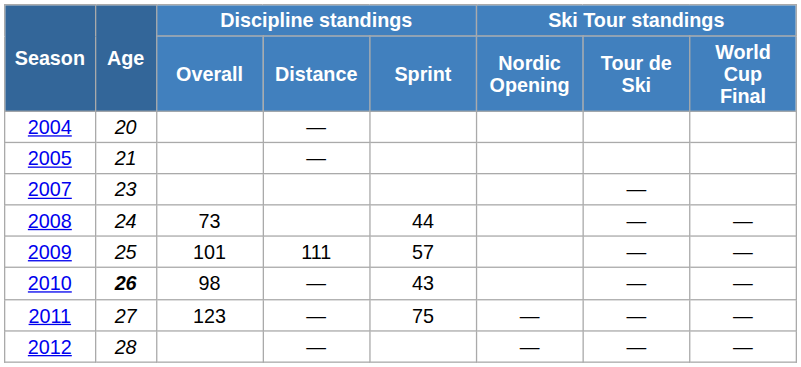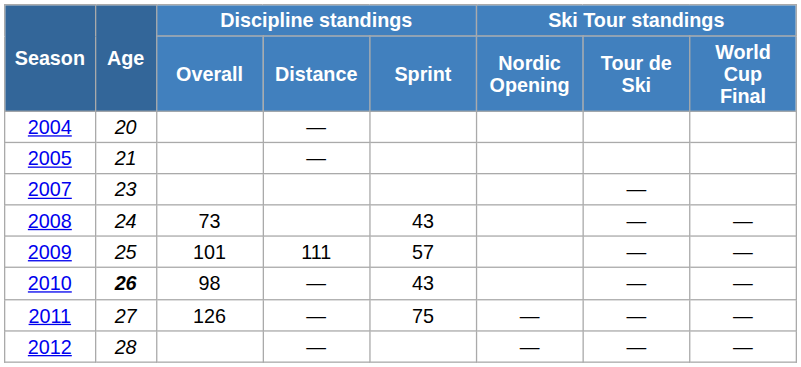(423, 221) 44 -> (423, 221) 43
(210, 315) 123 -> (210, 315) 126
